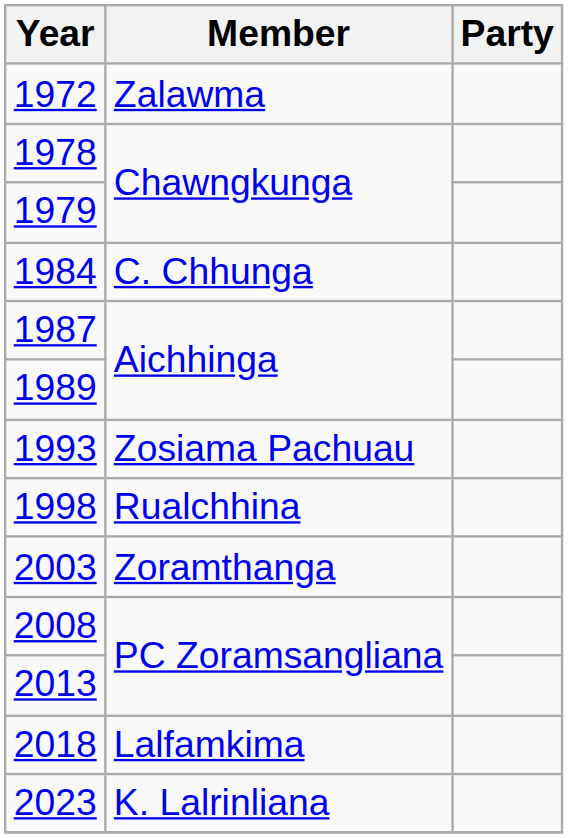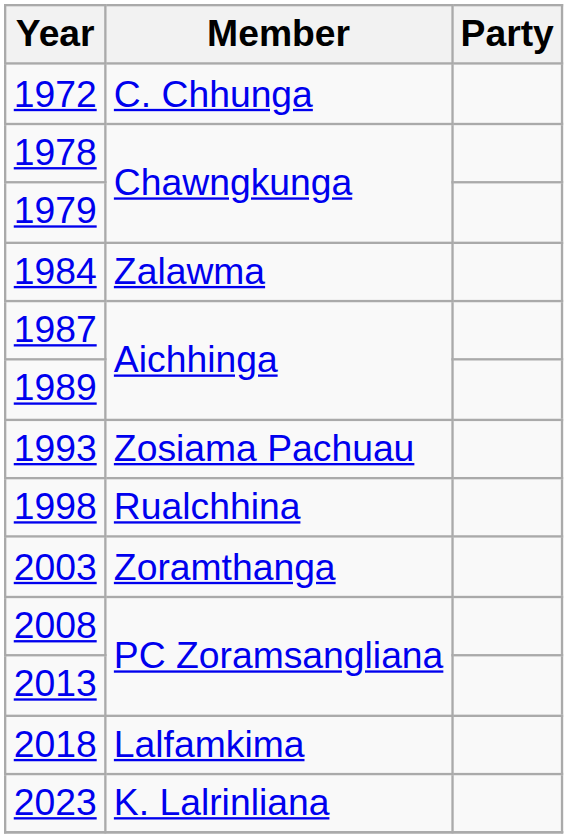(189, 93) Zalawma -> (213, 93) C. Chhunga
(213, 270) C. Chhunga -> (189, 270) Zalawma
